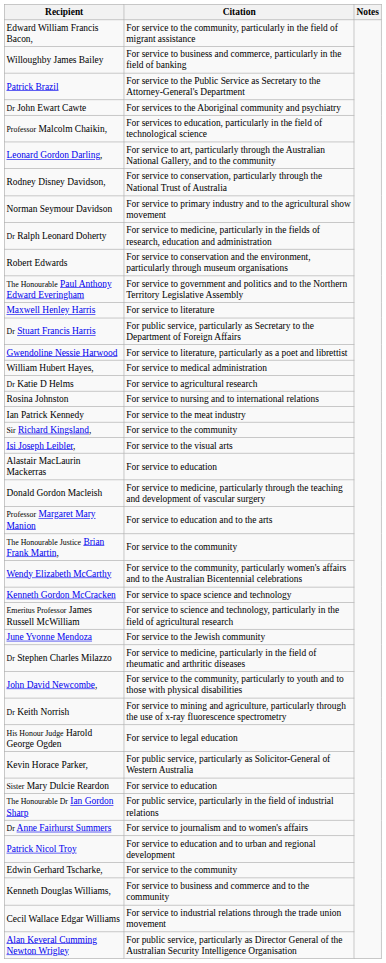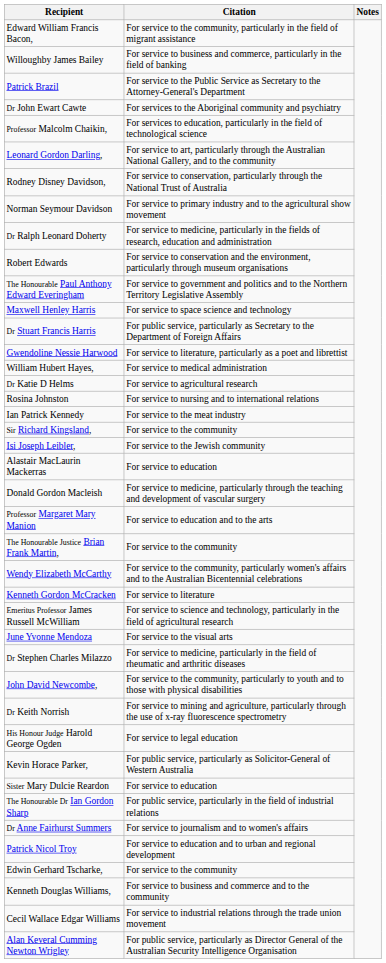(170, 310) For service to literature -> (209, 310) For service to space science and technology
(179, 445) For service to the visual arts -> (196, 445) For service to the Jewish community
(209, 595) For service to space science and technology -> (170, 595) For service to literature
(196, 637) For service to the Jewish community -> (179, 637) For service to the visual arts
